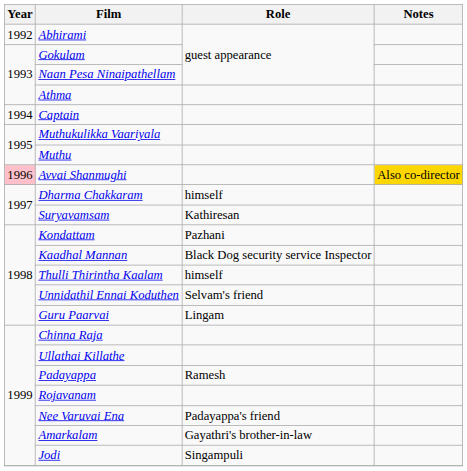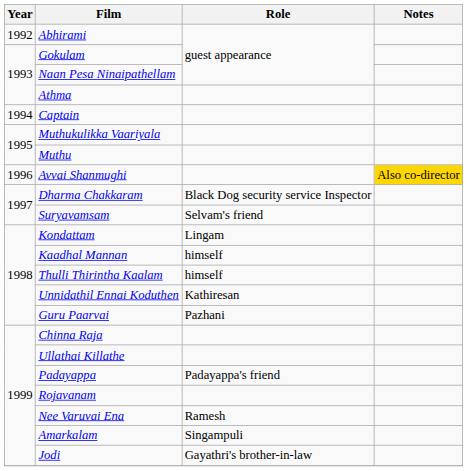(20, 174) pink background -> (20, 174) no background
(204, 194) himself -> (278, 194) Black Dog security service Inspector
(212, 214) Kathiresan -> (224, 214) Selvam's friend
(205, 235) Pazhani -> (204, 235) Lingam
(278, 255) Black Dog security service Inspector -> (204, 255) himself
(224, 295) Selvam's friend -> (212, 295) Kathiresan
(204, 315) Lingam -> (205, 315) Pazhani
(205, 375) Ramesh -> (232, 375) Padayappa's friend
(232, 415) Padayappa's friend -> (205, 415) Ramesh
(248, 435) Gayathri's brother-in-law -> (214, 435) Singampuli
(214, 455) Singampuli -> (248, 455) Gayathri's brother-in-law
